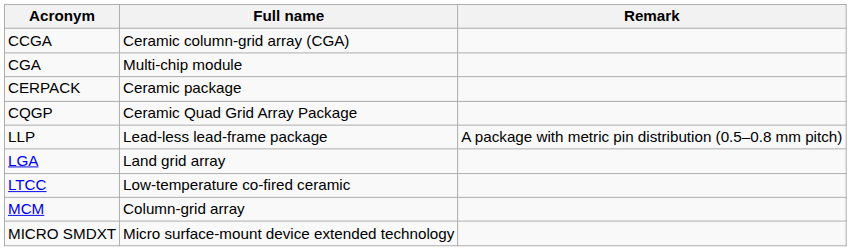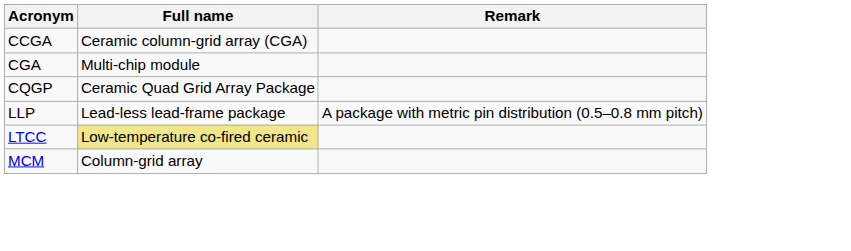- row: (44, 88)
- row: (23, 161)
(237, 185) no background -> (194, 137) khaki background
- row: (62, 233)
